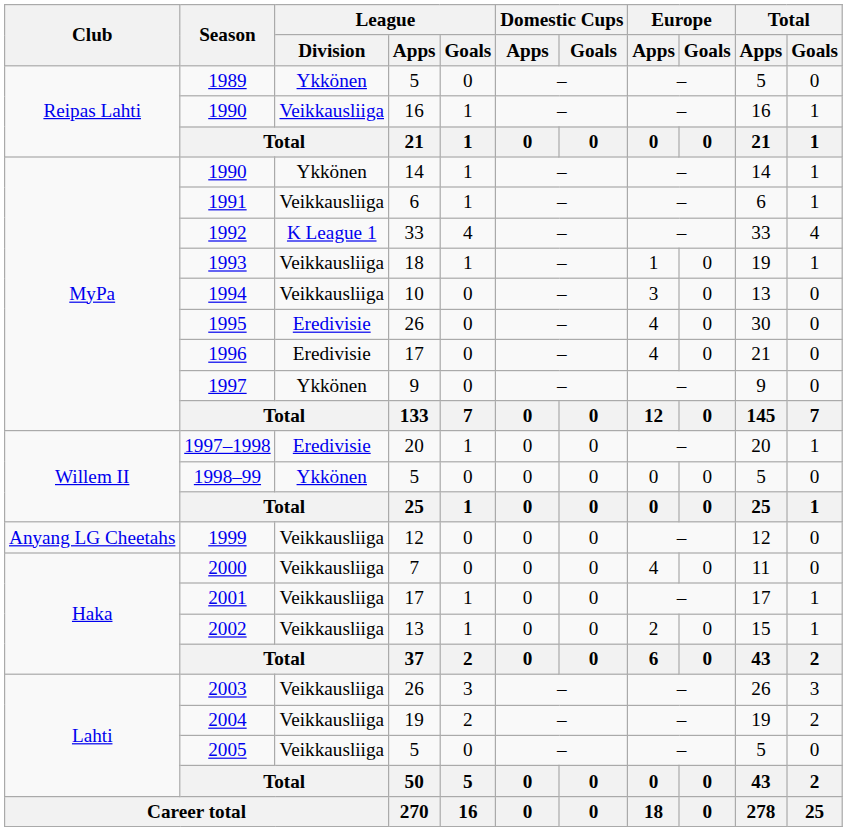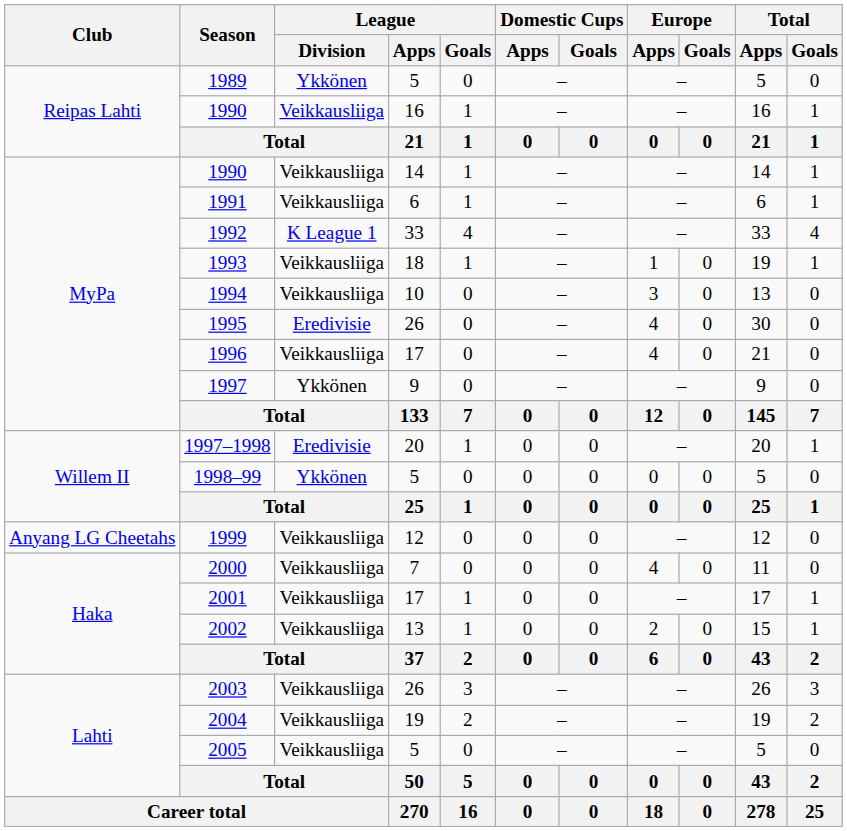(332, 171) Ykkönen -> (332, 171) Veikkausliiga
(332, 354) Eredivisie -> (332, 354) Veikkausliiga
